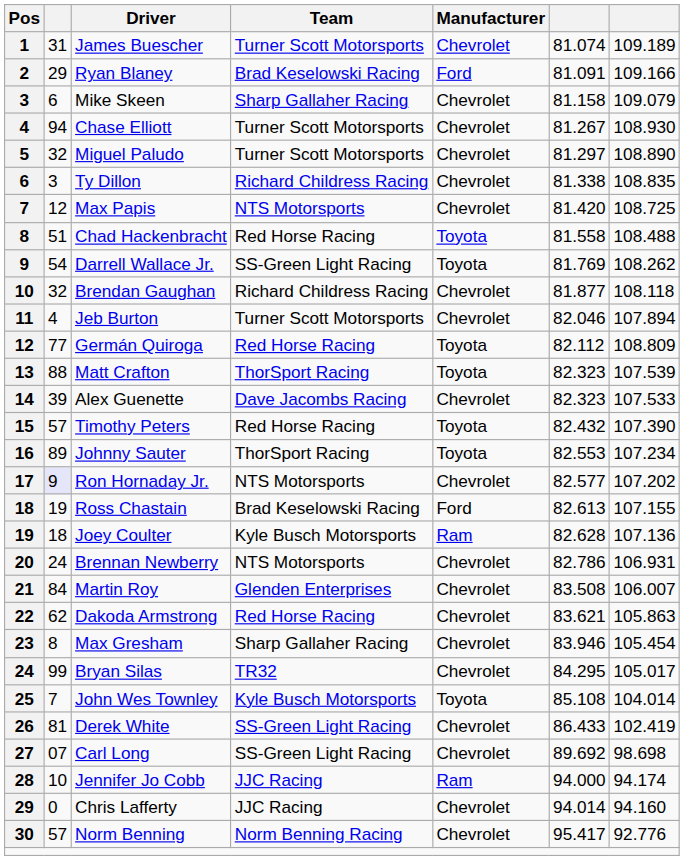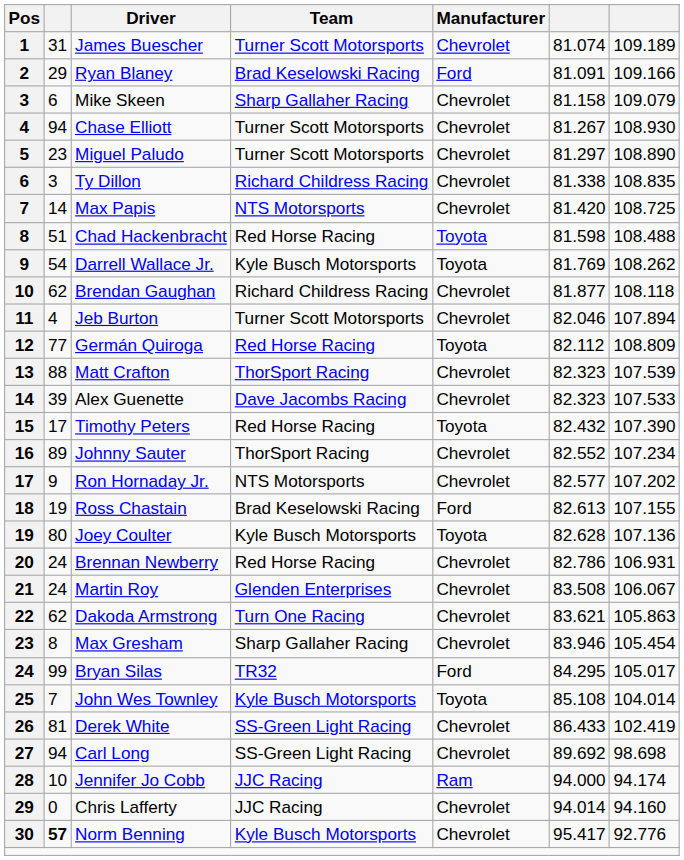(58, 154) 32 -> (58, 154) 23
(58, 209) 12 -> (58, 209) 14
(579, 236) 81.558 -> (579, 236) 81.598
(323, 263) SS-Green Light Racing -> (325, 263) Kyle Busch Motorsports
(58, 290) 32 -> (58, 290) 62
(462, 372) Toyota -> (473, 372) Chevrolet
(58, 426) 57 -> (58, 426) 17
(462, 453) Toyota -> (473, 453) Chevrolet
(579, 453) 82.553 -> (579, 453) 82.552
(53, 481) lavender background -> (53, 481) no background
(58, 535) 18 -> (58, 535) 80
(455, 535) Ram -> (462, 535) Toyota
(300, 562) NTS Motorsports -> (305, 562) Red Horse Racing
(58, 589) 84 -> (58, 589) 24
(645, 589) 106.007 -> (645, 589) 106.067
(305, 617) Red Horse Racing -> (300, 617) Turn One Racing
(473, 671) Chevrolet -> (454, 671) Ford
(58, 752) 07 -> (58, 752) 94
(58, 834) normal -> (58, 834) bold
(319, 834) Norm Benning Racing -> (325, 834) Kyle Busch Motorsports
